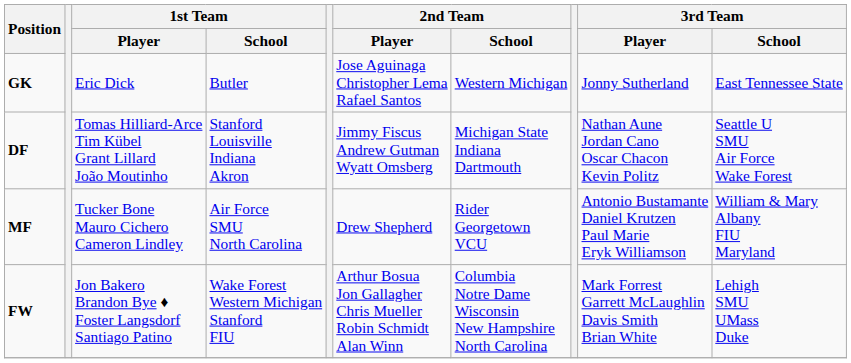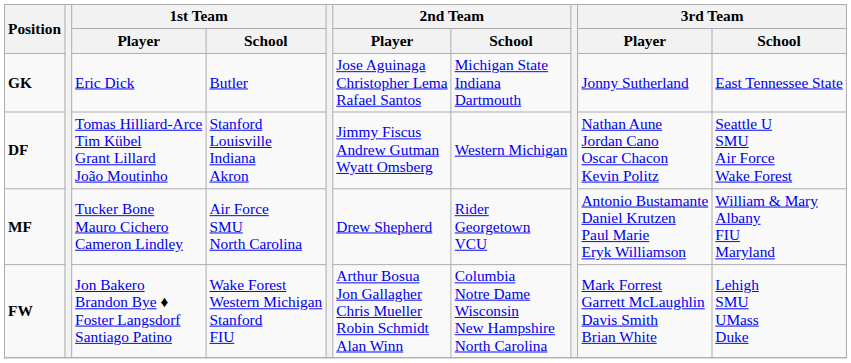(511, 82) Western Michigan -> (501, 82) Michigan State Indiana Dartmouth
(501, 150) Michigan State Indiana Dartmouth -> (511, 150) Western Michigan
